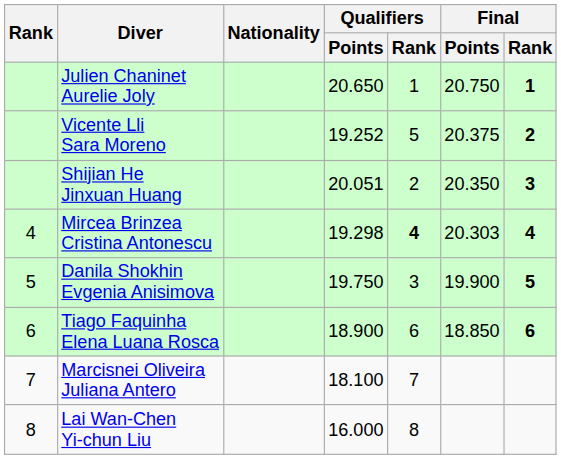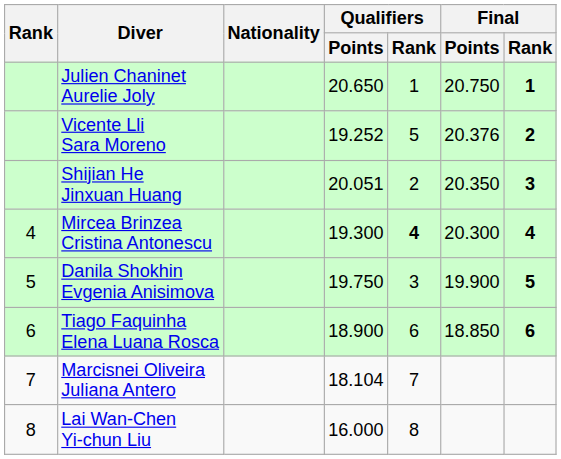(472, 135) 20.375 -> (472, 135) 20.376
(356, 233) 19.298 -> (356, 233) 19.300
(472, 233) 20.303 -> (472, 233) 20.300
(356, 380) 18.100 -> (356, 380) 18.104
